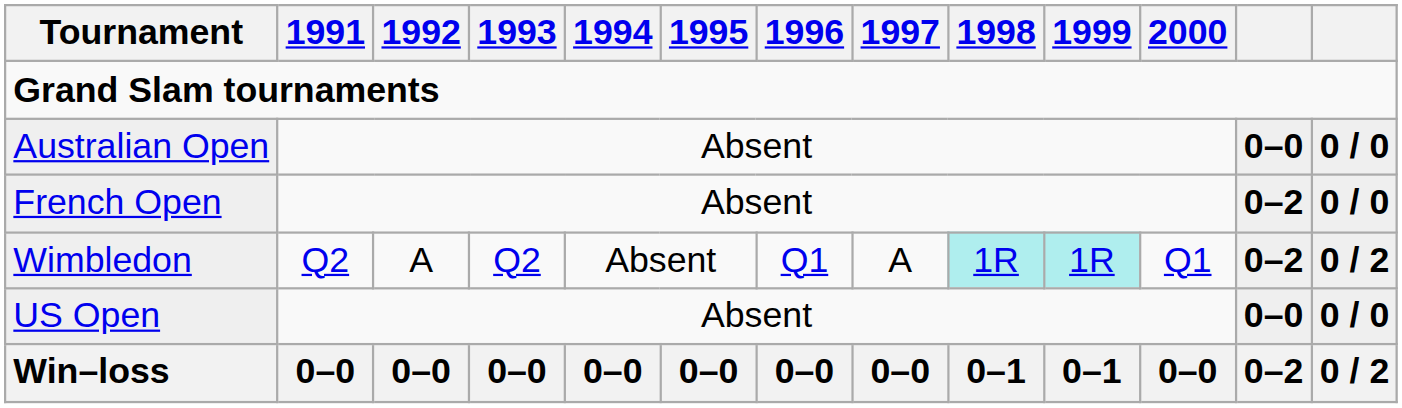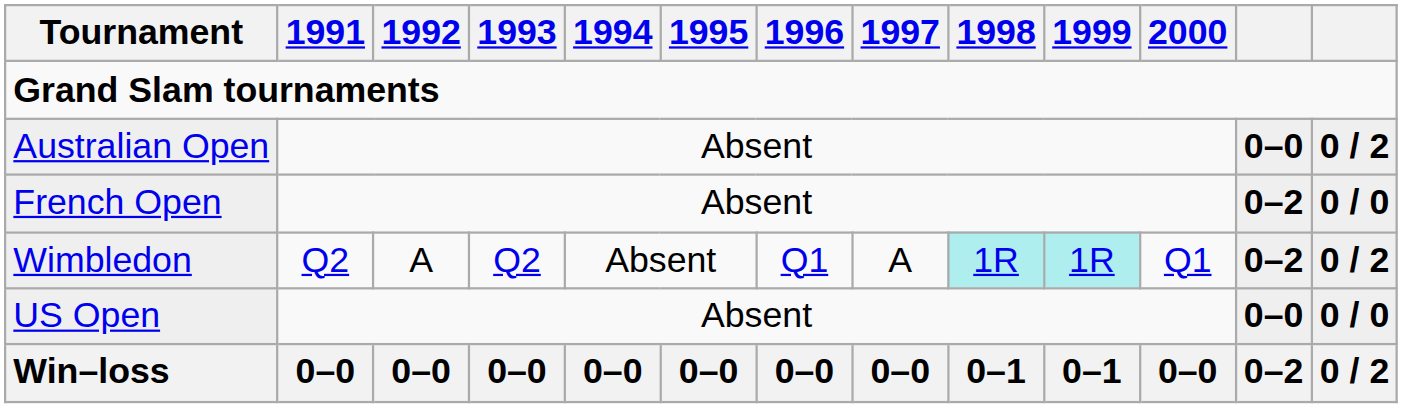(1355, 145) 0 / 0 -> (1355, 145) 0 / 2
